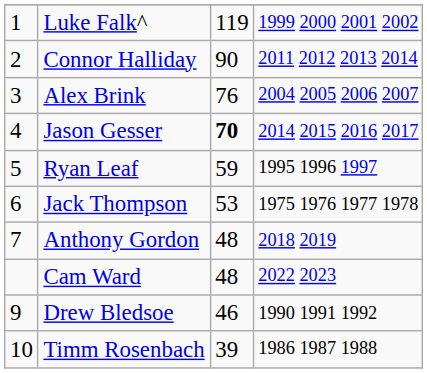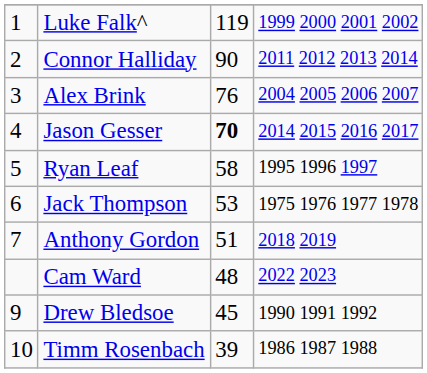(227, 167) 59 -> (227, 167) 58
(227, 240) 48 -> (227, 240) 51
(227, 312) 46 -> (227, 312) 45
